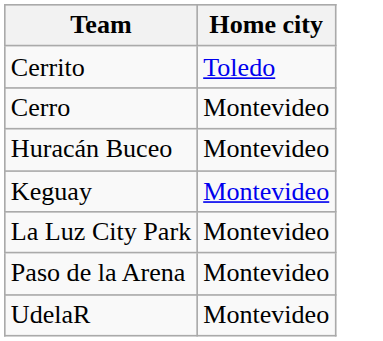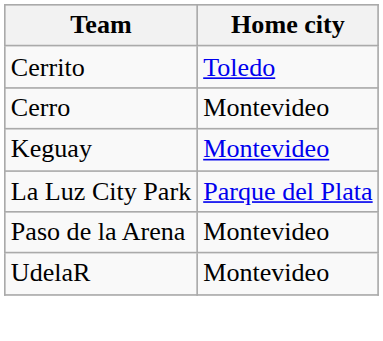- row: (92, 149)
(266, 231) Montevideo -> (288, 190) Parque del Plata
